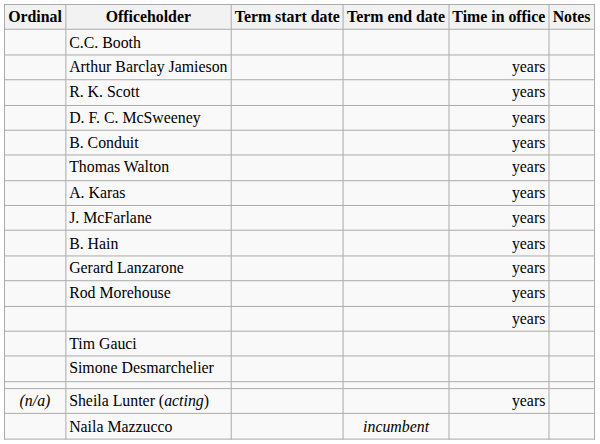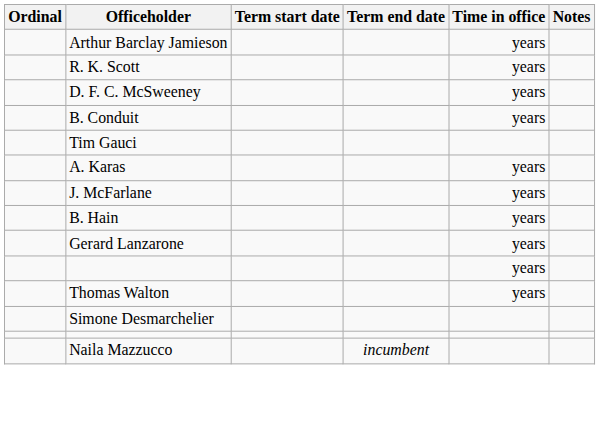- row: (35, 42)
rows swapped: (35, 168) <-> (35, 344)
- row: (35, 293)
- row: (35, 401)
